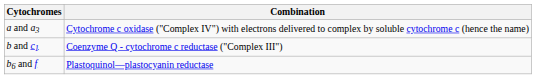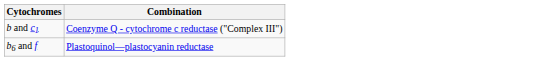- row: (23, 28)
